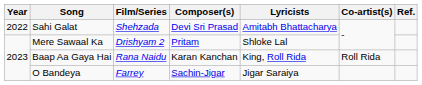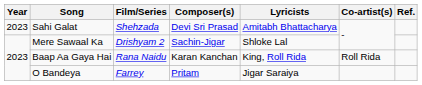(17, 27) 2022 -> (17, 27) 2023
(185, 42) Pritam -> (198, 42) Sachin-Jigar
(198, 73) Sachin-Jigar -> (185, 73) Pritam
